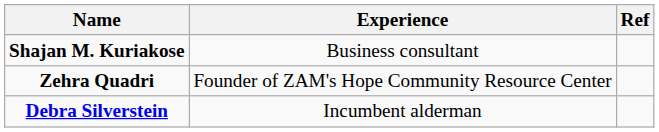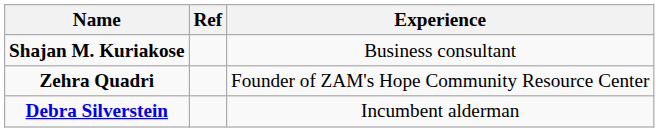columns swapped: (403, 19) <-> (635, 19)
